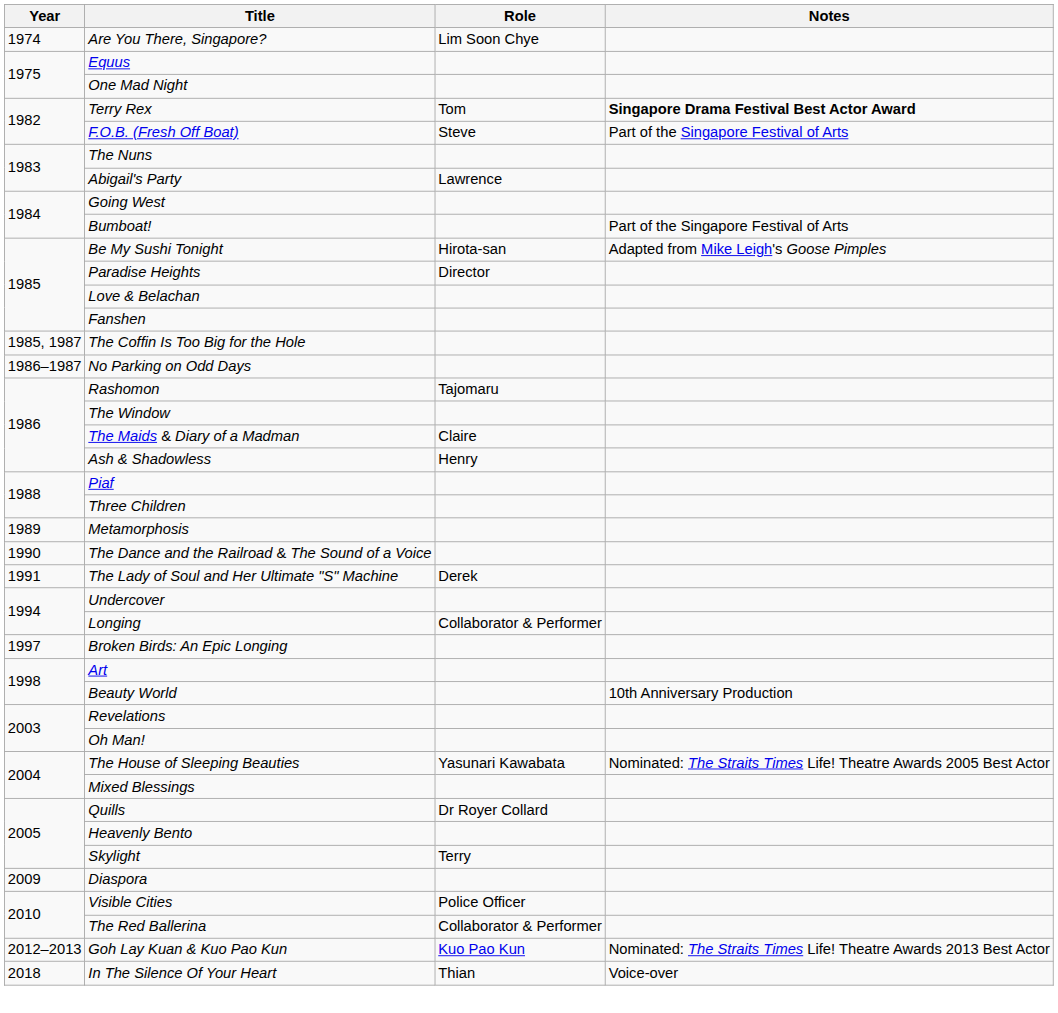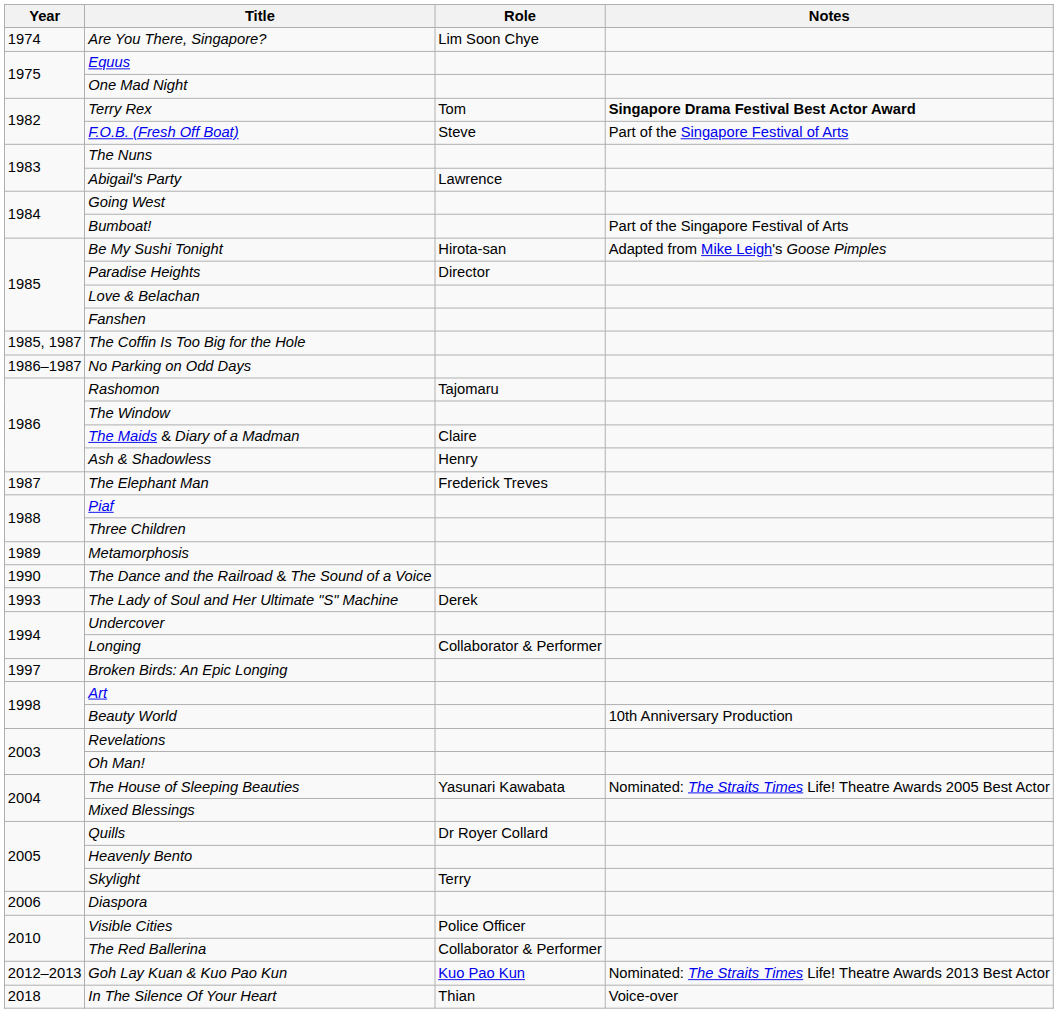+ row: (148, 483)
(24, 576) 1991 -> (24, 599) 1993
(24, 879) 2009 -> (24, 903) 2006
